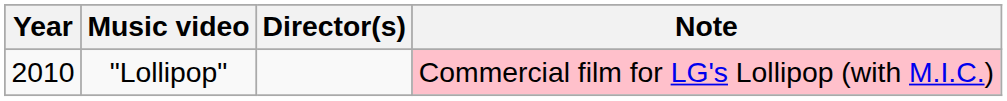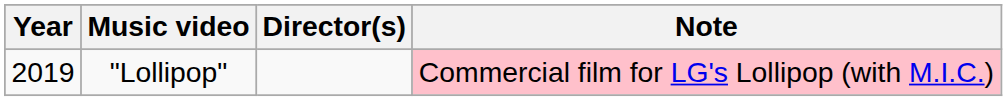(43, 71) 2010 -> (43, 71) 2019
